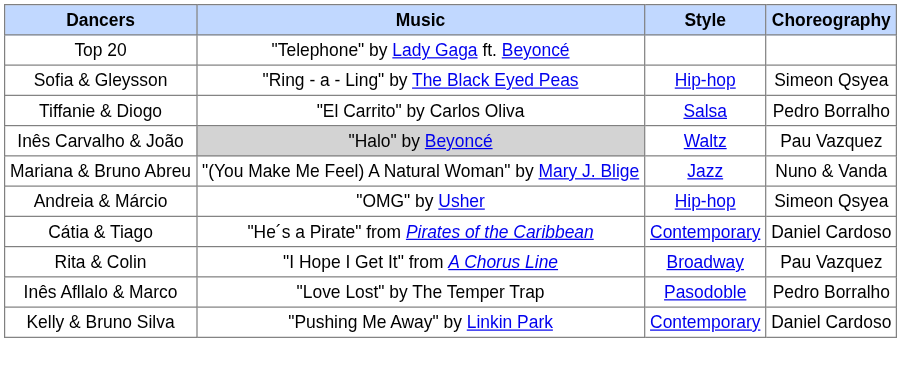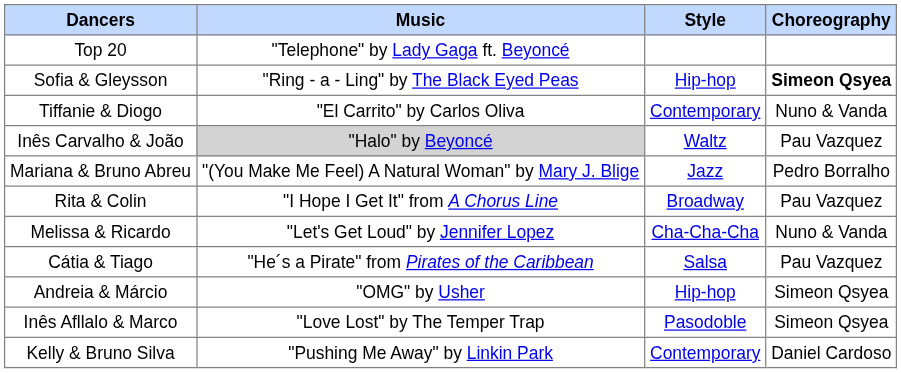(831, 80) normal -> (831, 80) bold
(705, 110) Salsa -> (705, 110) Contemporary
(831, 110) Pedro Borralho -> (831, 110) Nuno & Vanda
(831, 171) Nuno & Vanda -> (831, 171) Pedro Borralho
rows swapped: (101, 262) <-> (101, 201)
+ row: (101, 231)
(705, 231) Contemporary -> (705, 262) Salsa
(831, 231) Daniel Cardoso -> (831, 262) Pau Vazquez
(831, 292) Pedro Borralho -> (831, 322) Simeon Qsyea
